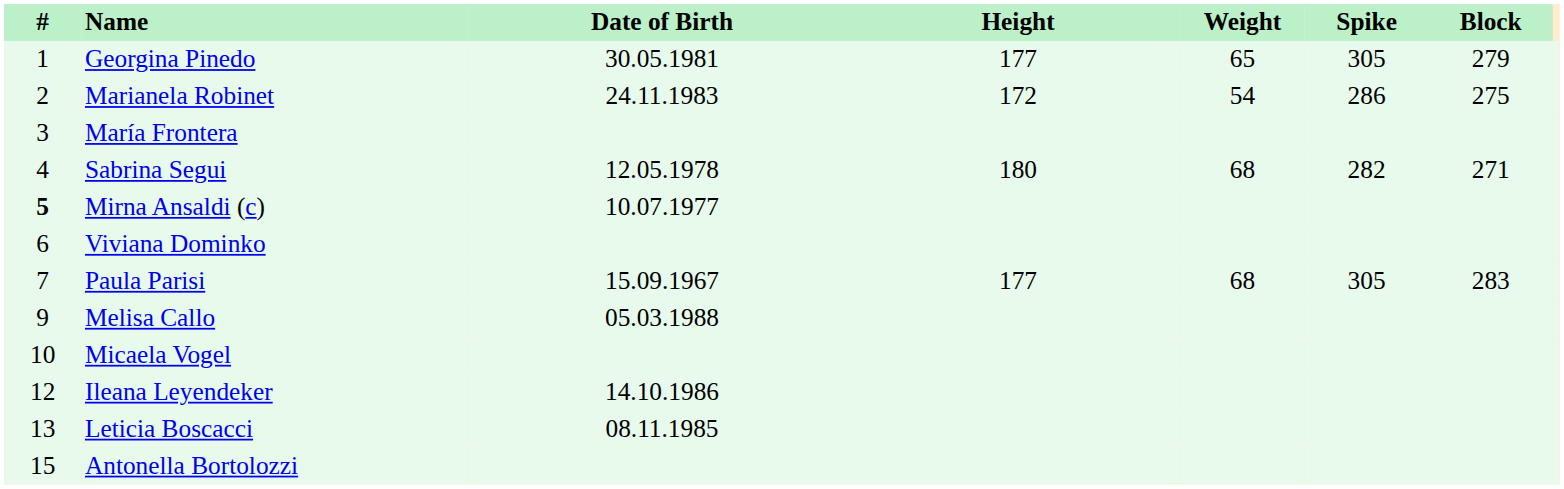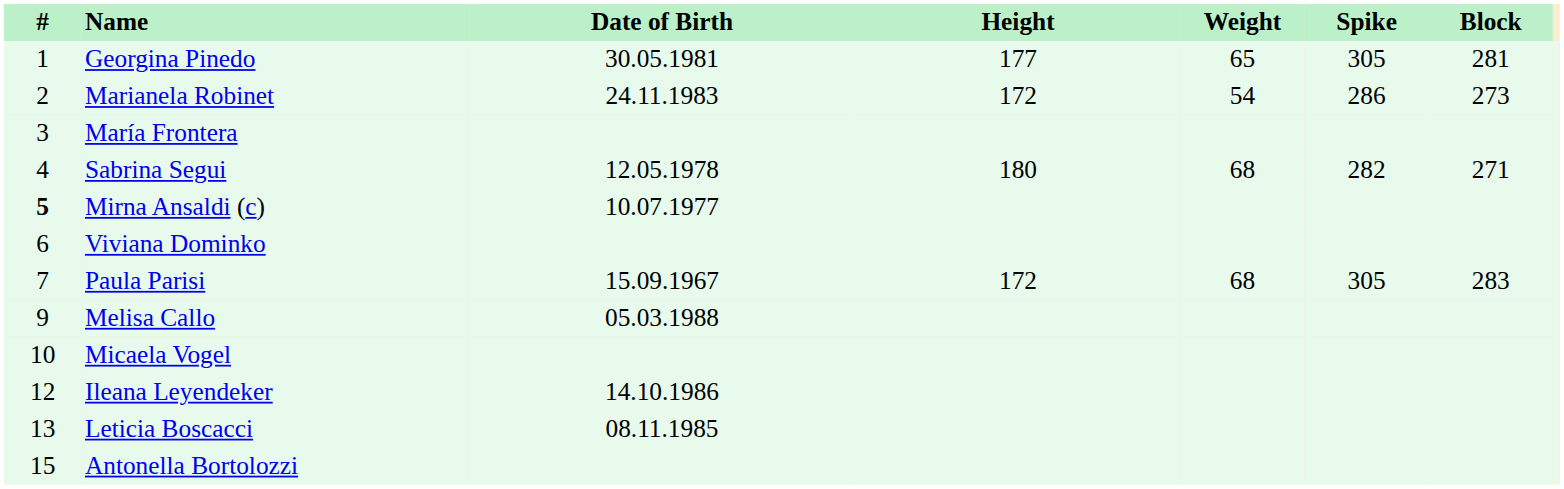(1491, 59) 279 -> (1491, 59) 281
(1491, 96) 275 -> (1491, 96) 273
(1018, 280) 177 -> (1018, 280) 172
